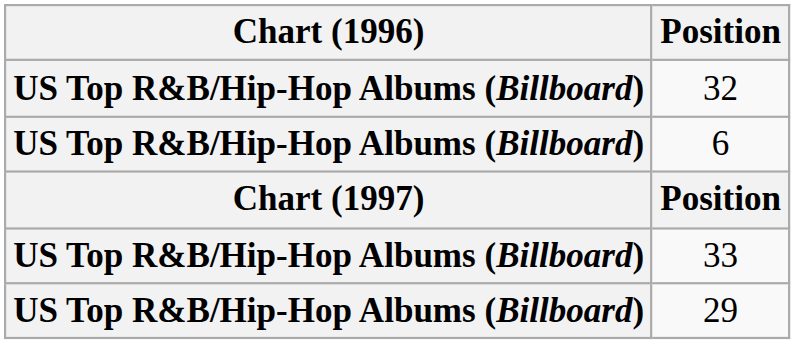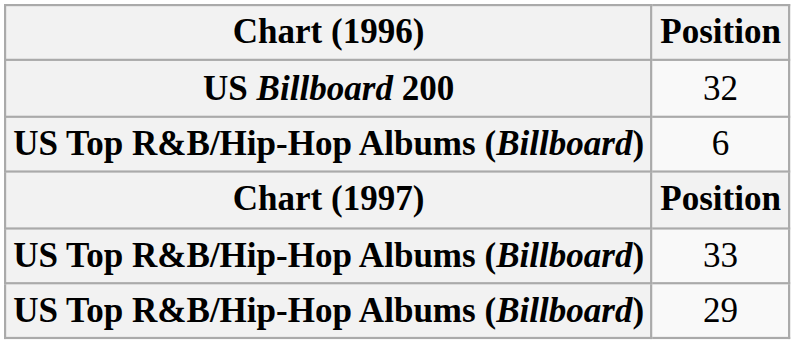(329, 87) US Top R&B/Hip-Hop Albums (Billboard) -> (329, 87) US Billboard 200
